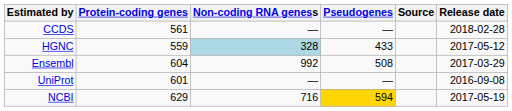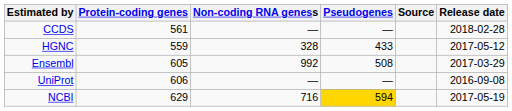(309, 47) lightblue background -> (309, 47) no background
(179, 64) 604 -> (179, 64) 605
(179, 81) 601 -> (179, 81) 606
